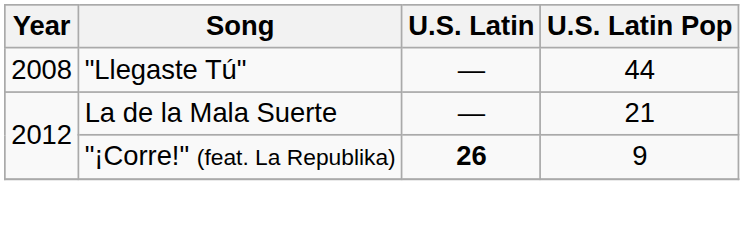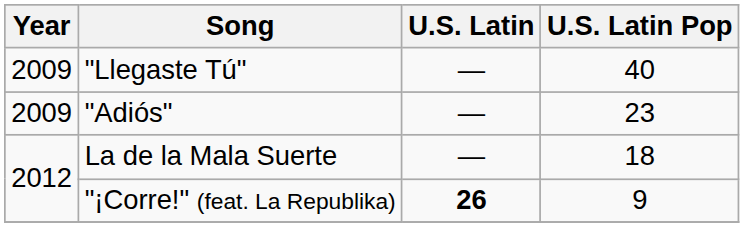(42, 69) 2008 -> (42, 69) 2009
(640, 69) 44 -> (640, 69) 40
+ row: (129, 112)
(640, 112) 21 -> (640, 156) 18
